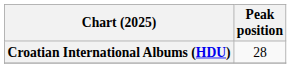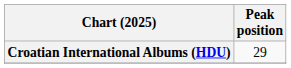(260, 52) 28 -> (260, 52) 29
